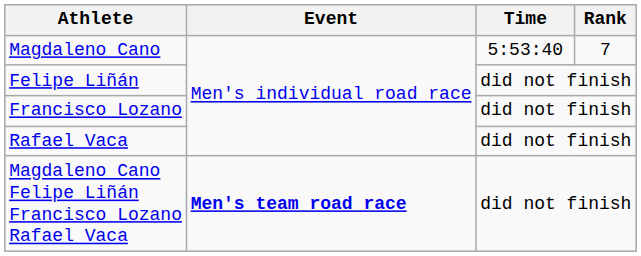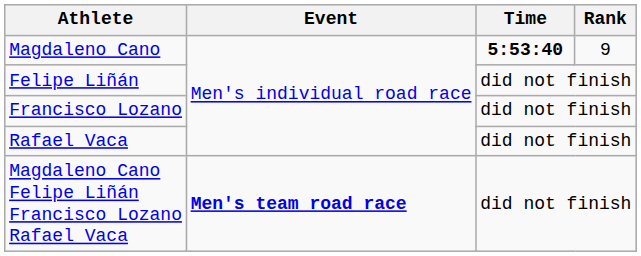(525, 50) normal -> (525, 50) bold
(605, 50) 7 -> (605, 50) 9
